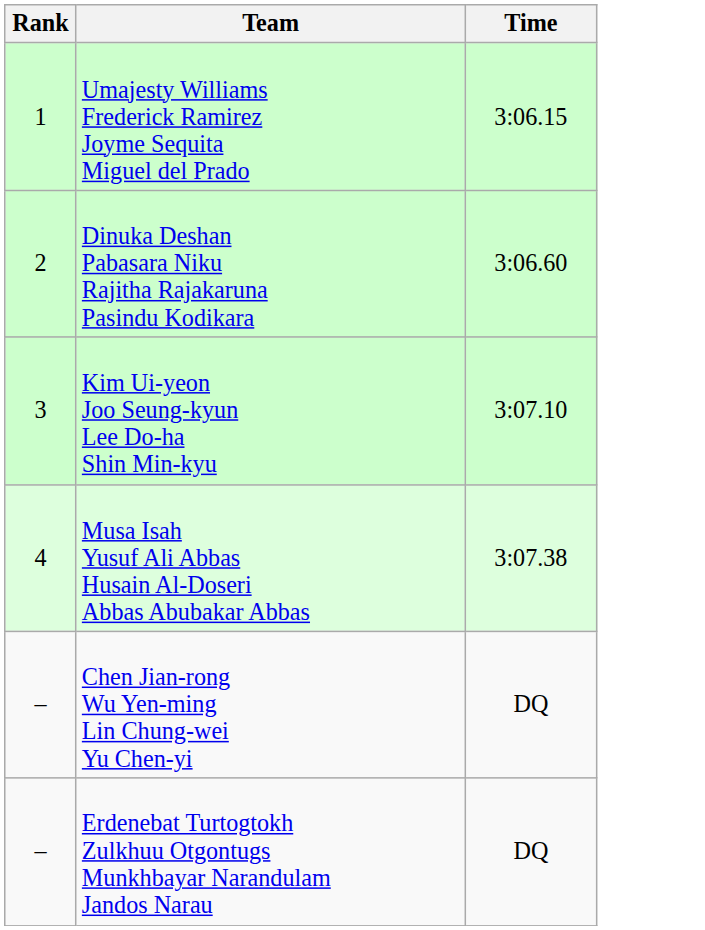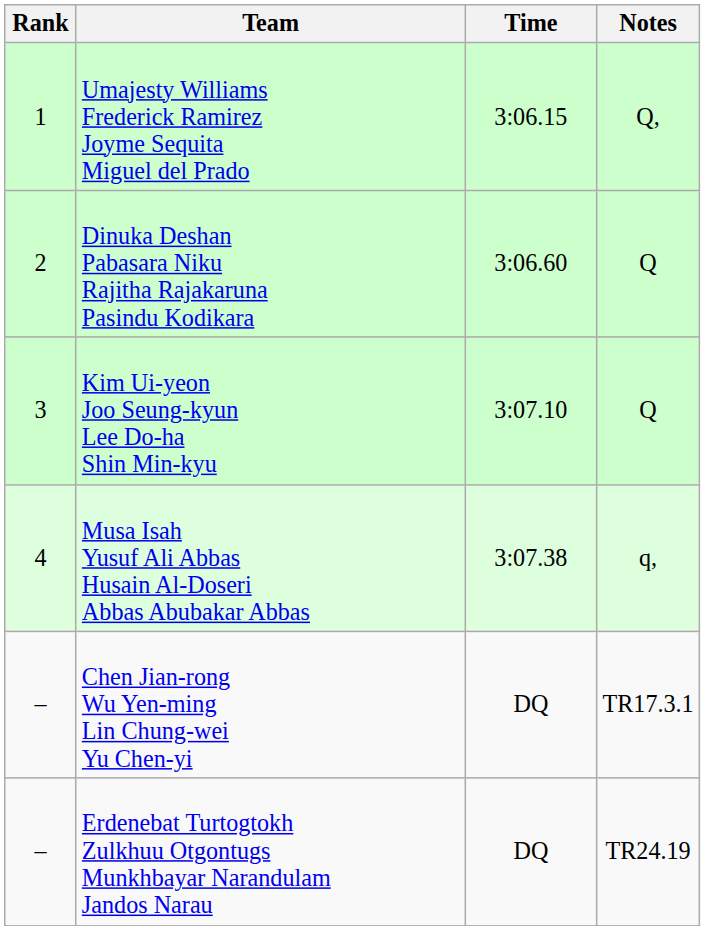+ column: (648, 23)
